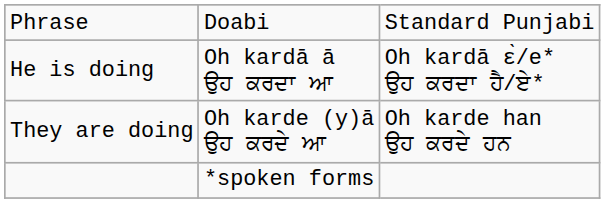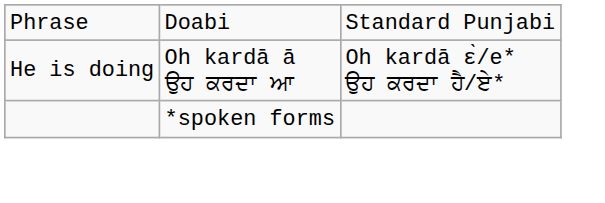- row: (102, 132)
